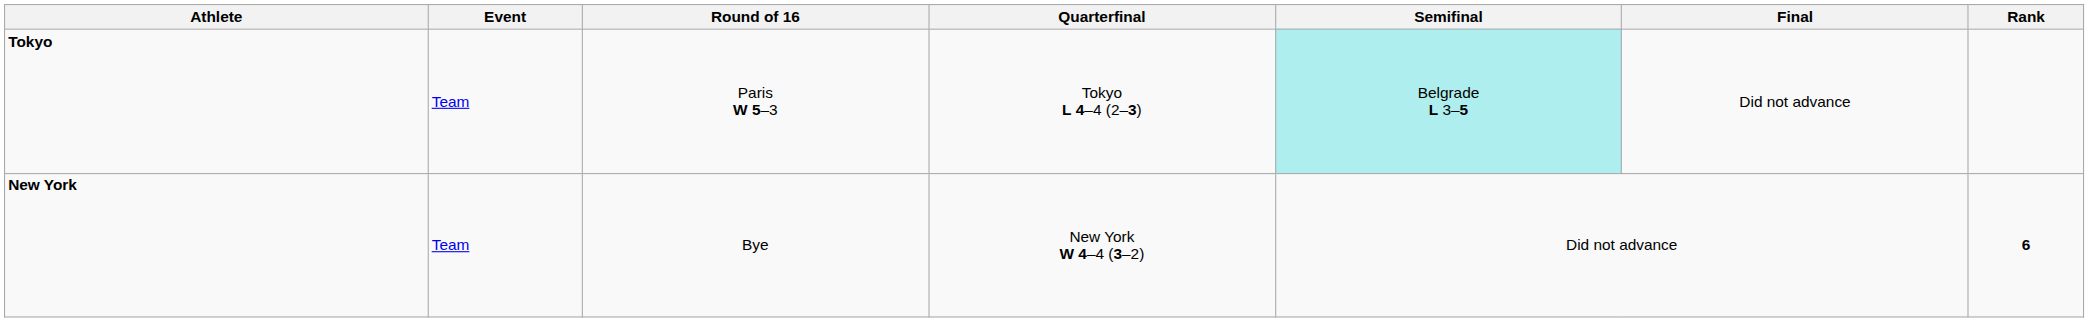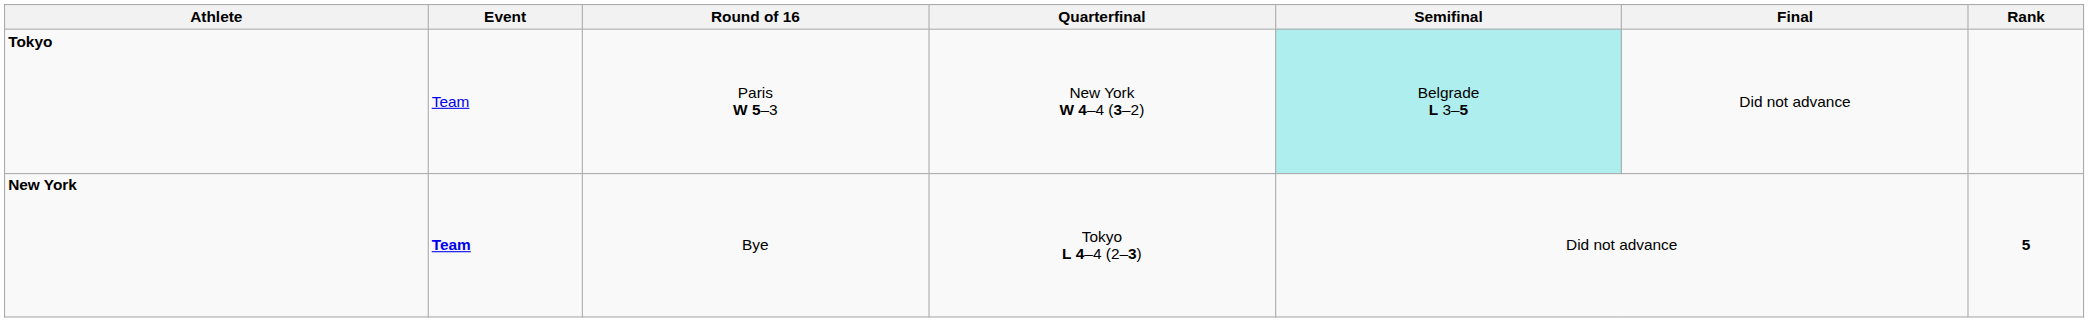(1102, 101) Tokyo L 4–4 (2–3) -> (1102, 101) New York W 4–4 (3–2)
(451, 246) normal -> (451, 246) bold
(1102, 246) New York W 4–4 (3–2) -> (1102, 246) Tokyo L 4–4 (2–3)
(2026, 246) 6 -> (2026, 246) 5
